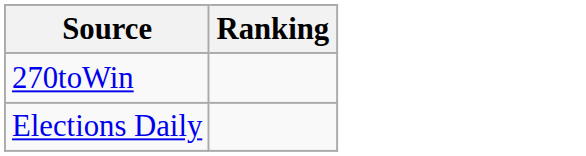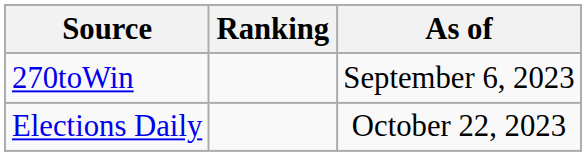+ column: (459, 28)
